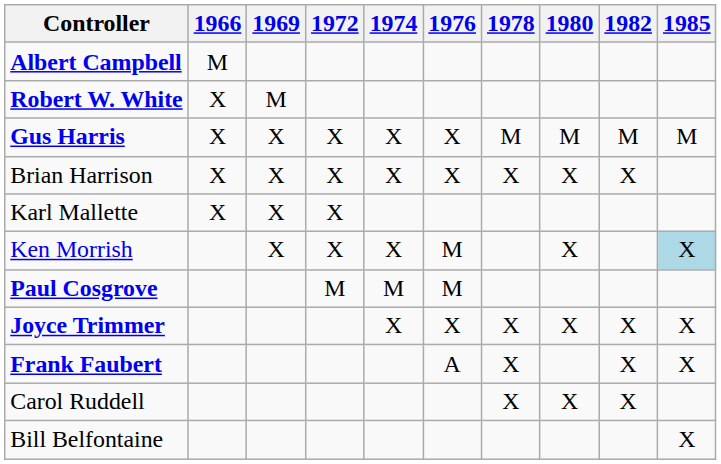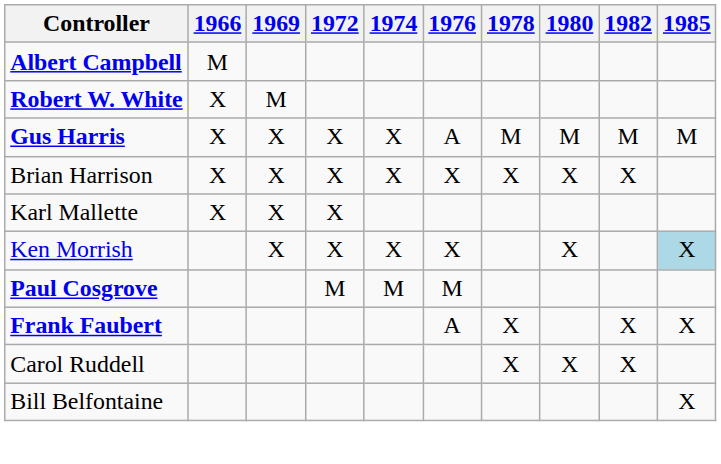(452, 136) X -> (452, 136) A
(452, 250) M -> (452, 250) X
- row: (88, 325)
